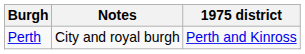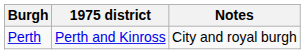columns swapped: (117, 15) <-> (241, 15)
